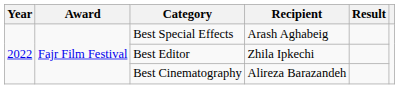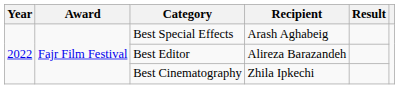(281, 53) Zhila Ipkechi -> (297, 53) Alireza Barazandeh
(297, 73) Alireza Barazandeh -> (281, 73) Zhila Ipkechi
